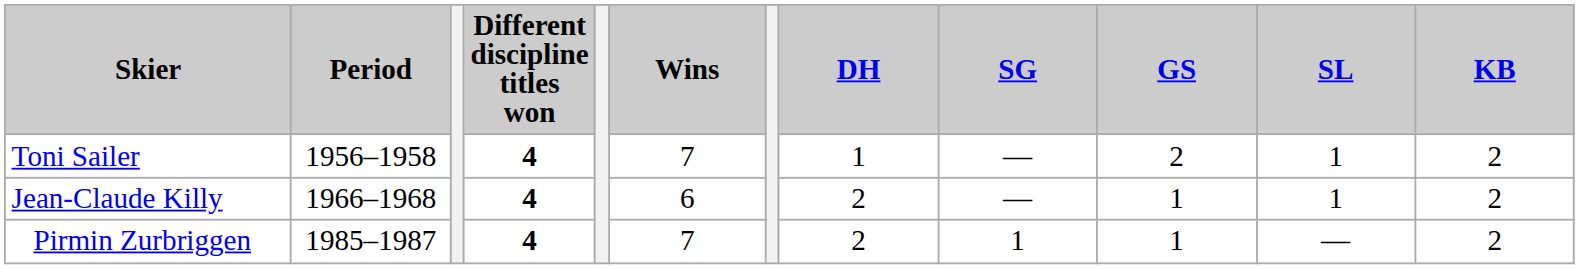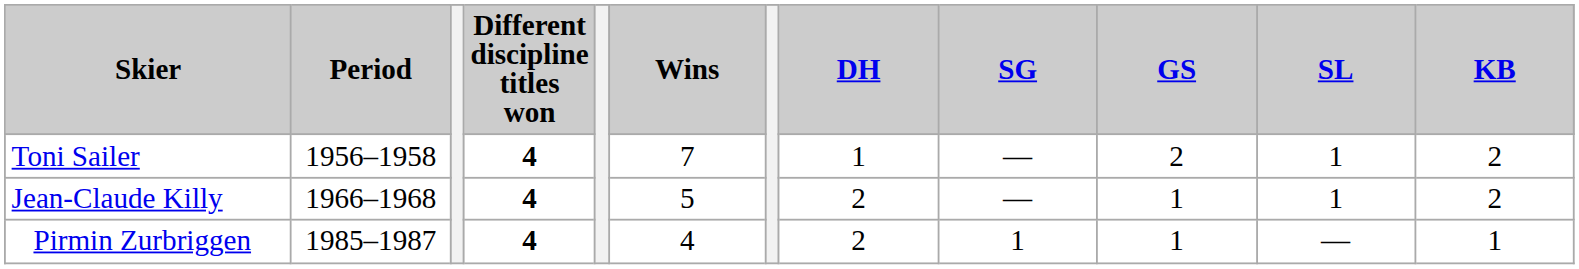(687, 198) 6 -> (687, 198) 5
(687, 240) 7 -> (687, 240) 4
(1495, 240) 2 -> (1495, 240) 1
